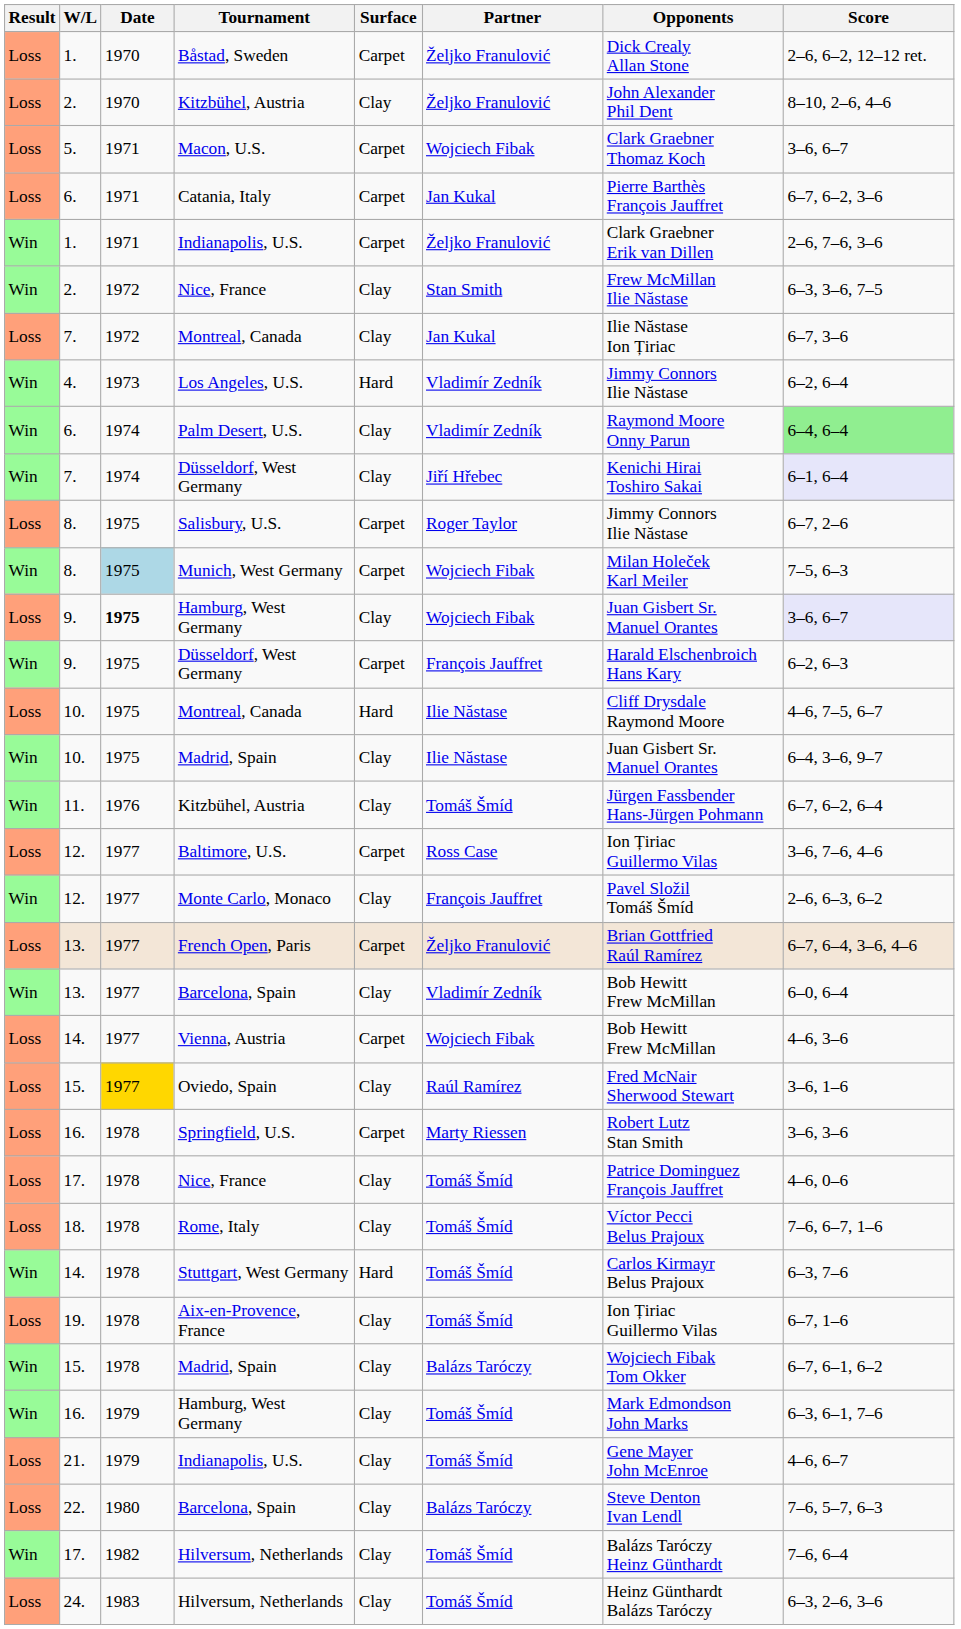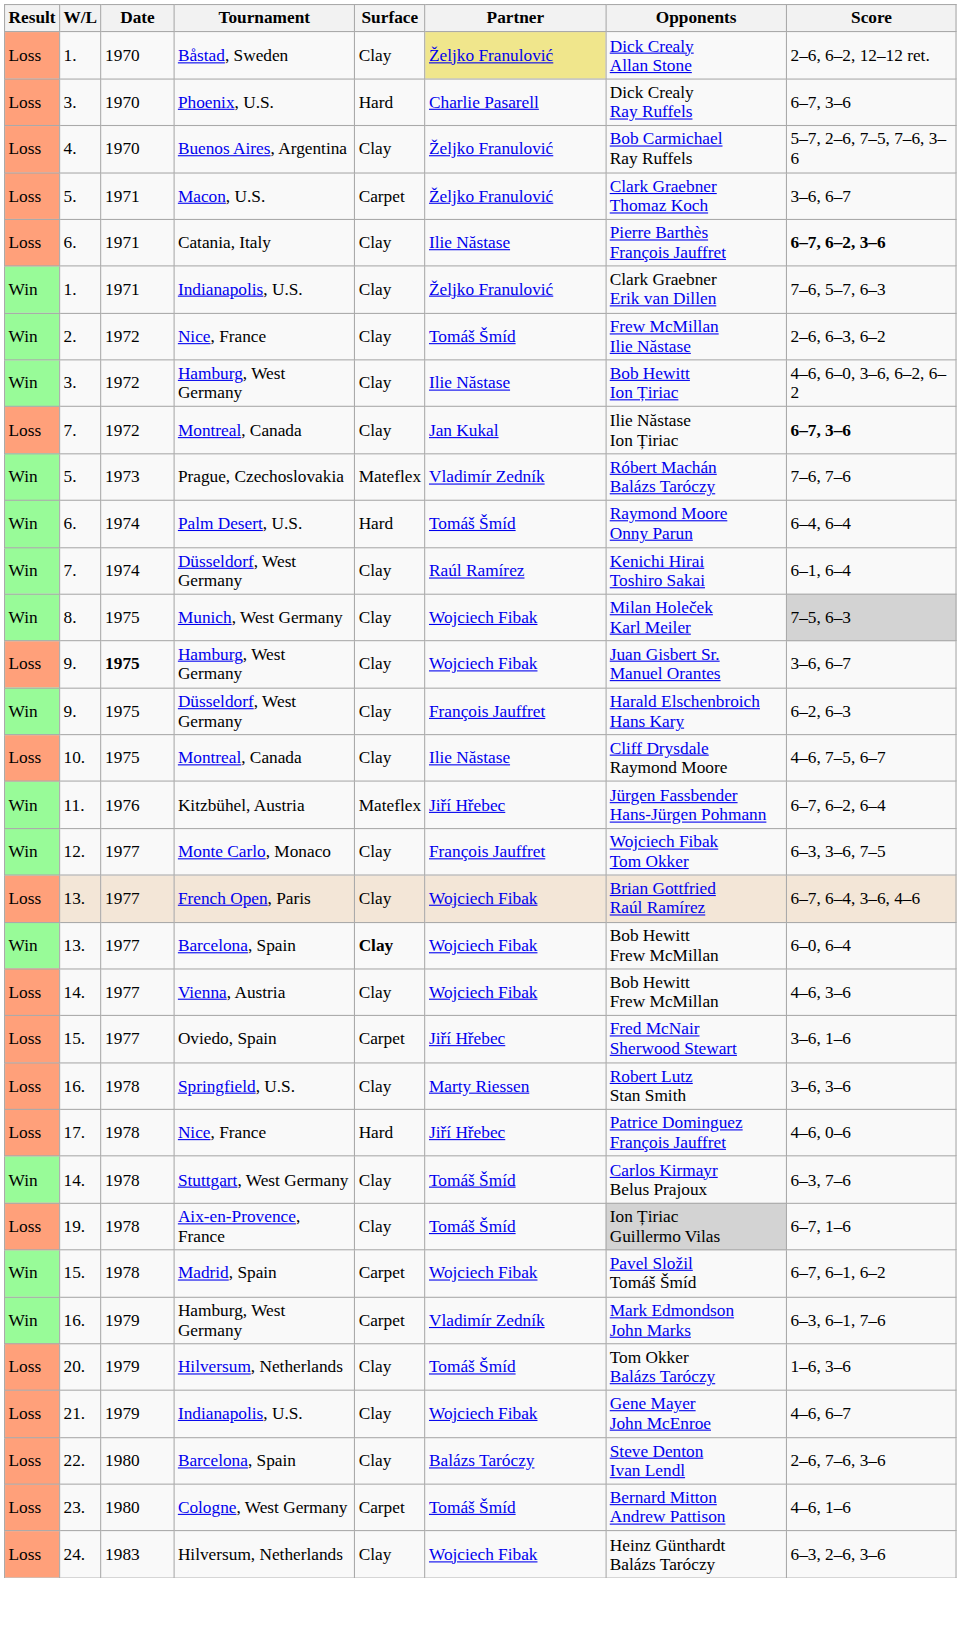(382, 55) Carpet -> (375, 55) Clay
(488, 55) no background -> (491, 55) khaki background
- row: (70, 102)
+ row: (70, 102)
+ row: (70, 149)
(480, 149) Wojciech Fibak -> (491, 195) Željko Franulović
(382, 195) Carpet -> (375, 242) Clay
(461, 195) Jan Kukal -> (470, 242) Ilie Năstase
(835, 195) normal -> (838, 242) bold
(382, 242) Carpet -> (375, 289) Clay
(835, 242) 2–6, 7–6, 3–6 -> (838, 289) 7–6, 5–7, 6–3
(464, 289) Stan Smith -> (472, 336) Tomáš Šmíd
(835, 289) 6–3, 3–6, 7–5 -> (838, 336) 2–6, 6–3, 6–2
+ row: (70, 383)
(818, 336) normal -> (821, 430) bold
- row: (70, 383)
+ row: (70, 476)
(375, 430) Clay -> (376, 523) Hard
(484, 430) Vladimír Zedník -> (472, 523) Tomáš Šmíd
(818, 430) lightgreen background -> (821, 523) no background
(464, 476) Jiří Hřebec -> (477, 570) Raúl Ramírez
(818, 476) lavender background -> (821, 570) no background
- row: (70, 523)
(122, 570) lightblue background -> (122, 617) no background
(382, 570) Carpet -> (375, 617) Clay
(818, 570) no background -> (821, 617) lightgrey background
(818, 617) lavender background -> (821, 664) no background
(382, 664) Carpet -> (375, 711) Clay
(376, 711) Hard -> (375, 758) Clay
- row: (74, 758)
(375, 804) Clay -> (390, 804) Mateflex
(469, 804) Tomáš Šmíd -> (467, 804) Jiří Hřebec
- row: (74, 851)
(650, 898) Pavel Složil Tomáš Šmíd -> (664, 851) Wojciech Fibak Tom Okker
(835, 898) 2–6, 6–3, 6–2 -> (838, 851) 6–3, 3–6, 7–5
(382, 945) Carpet -> (375, 898) Clay
(488, 945) Željko Franulović -> (483, 898) Wojciech Fibak
(375, 992) normal -> (376, 945) bold
(484, 992) Vladimír Zedník -> (483, 945) Wojciech Fibak
(382, 1039) Carpet -> (375, 992) Clay
(122, 1085) gold background -> (122, 1039) no background
(375, 1085) Clay -> (382, 1039) Carpet
(474, 1085) Raúl Ramírez -> (467, 1039) Jiří Hřebec
(382, 1132) Carpet -> (375, 1085) Clay
(375, 1179) Clay -> (376, 1132) Hard
(469, 1179) Tomáš Šmíd -> (467, 1132) Jiří Hřebec
- row: (74, 1226)
(376, 1273) Hard -> (375, 1179) Clay
(662, 1320) no background -> (665, 1226) lightgrey background
(375, 1366) Clay -> (382, 1273) Carpet
(479, 1366) Balázs Taróczy -> (483, 1273) Wojciech Fibak
(661, 1366) Wojciech Fibak Tom Okker -> (653, 1273) Pavel Složil Tomáš Šmíd
(375, 1413) Clay -> (382, 1320) Carpet
(469, 1413) Tomáš Šmíd -> (487, 1320) Vladimír Zedník
+ row: (74, 1366)
(469, 1460) Tomáš Šmíd -> (483, 1413) Wojciech Fibak
(835, 1507) 7–6, 5–7, 6–3 -> (838, 1460) 2–6, 7–6, 3–6
+ row: (74, 1507)
- row: (74, 1554)
(469, 1601) Tomáš Šmíd -> (483, 1554) Wojciech Fibak
